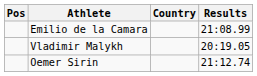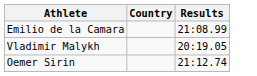- column: (16, 13)
